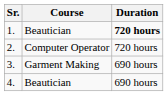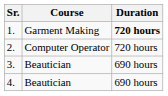(48, 30) Beautician -> (62, 30) Garment Making
(62, 64) Garment Making -> (48, 64) Beautician
